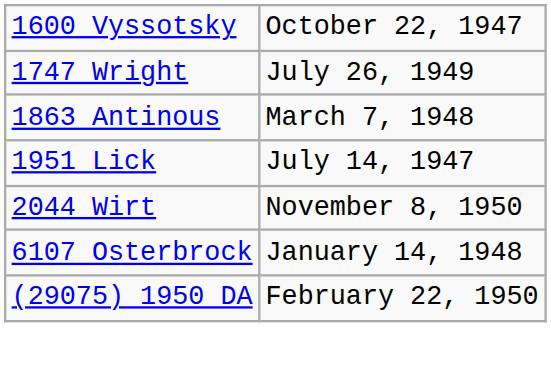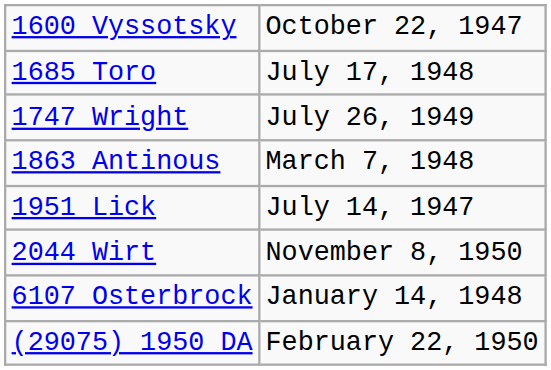+ row: (84, 72)
